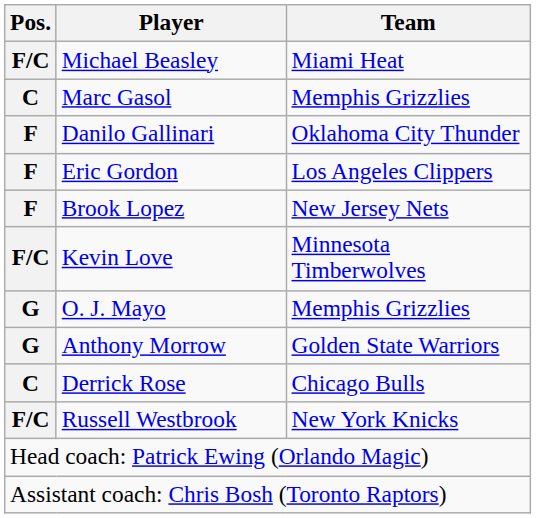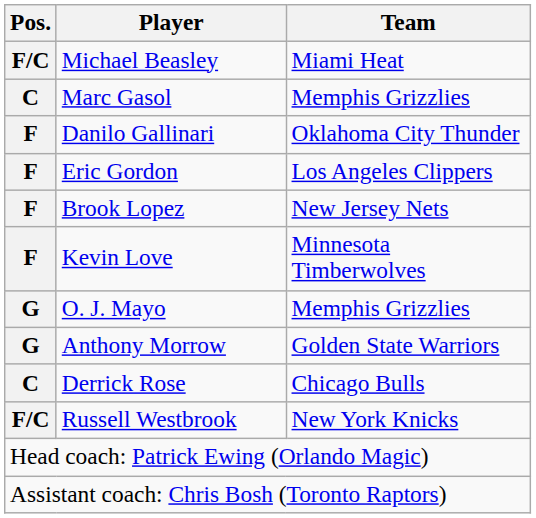(31, 258) F/C -> (31, 258) F
